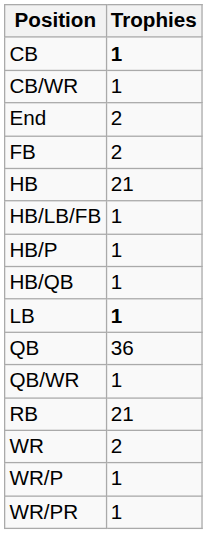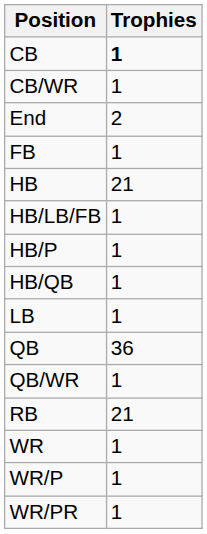(116, 151) 2 -> (116, 151) 1
(116, 315) bold -> (116, 315) normal
(116, 446) 2 -> (116, 446) 1
